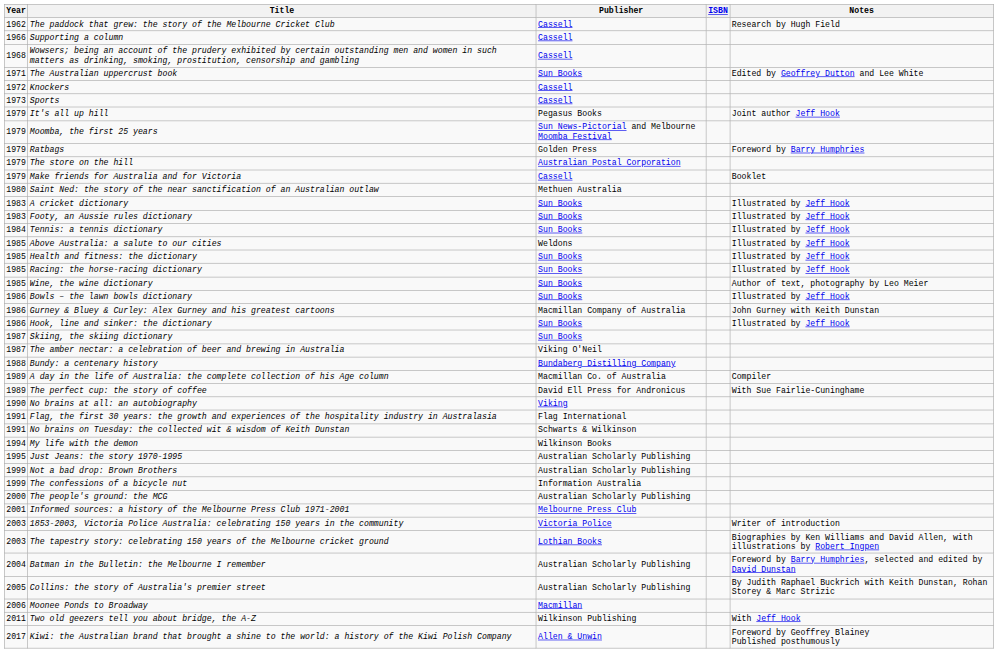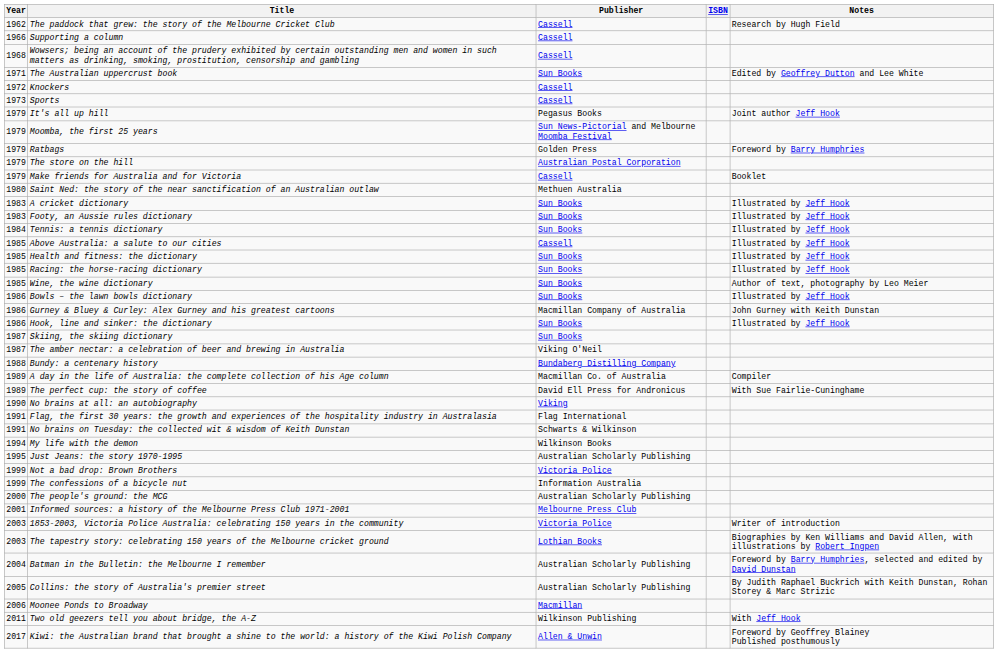(555, 243) Weldons -> (555, 243) Cassell
(614, 470) Australian Scholarly Publishing -> (575, 470) Victoria Police
